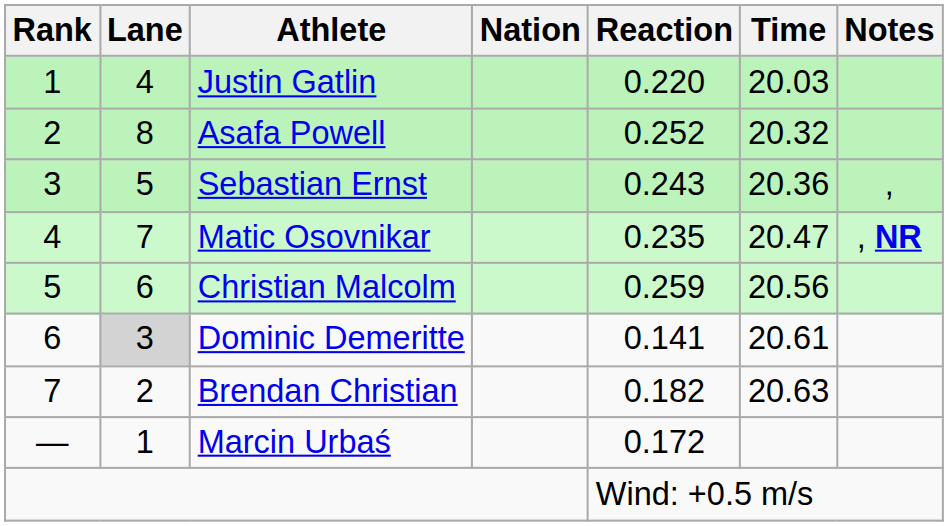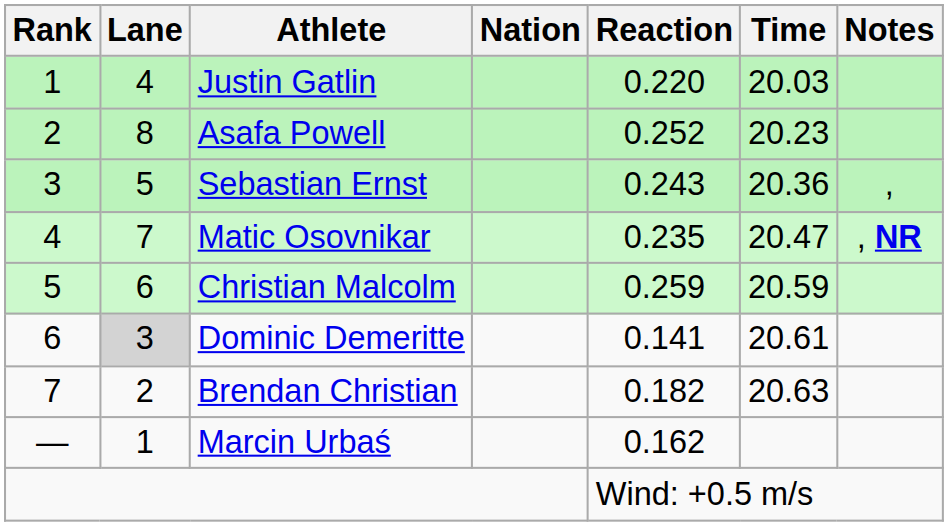(789, 133) 20.32 -> (789, 133) 20.23
(789, 287) 20.56 -> (789, 287) 20.59
(664, 442) 0.172 -> (664, 442) 0.162
